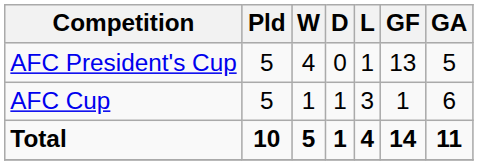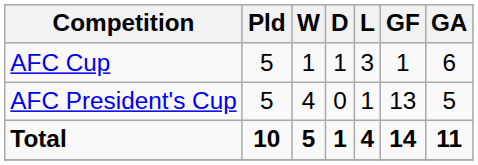rows swapped: (124, 62) <-> (60, 100)
